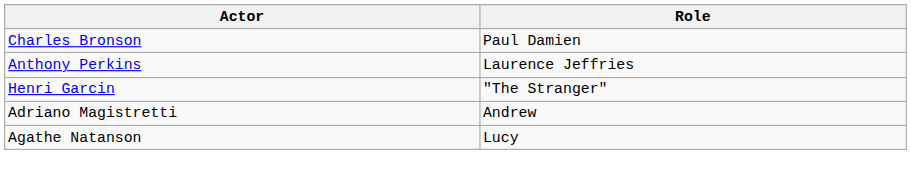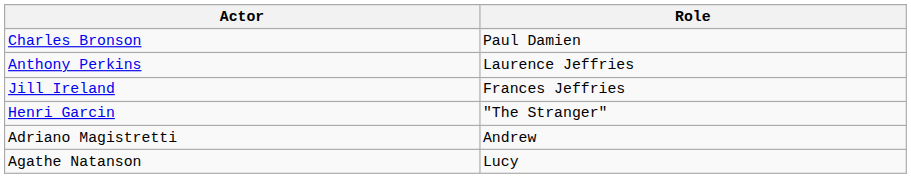+ row: (61, 89)
